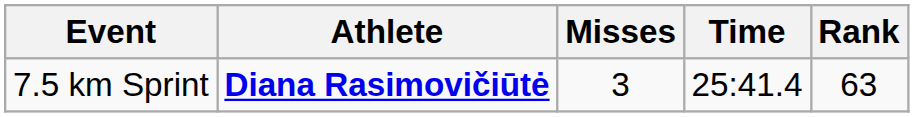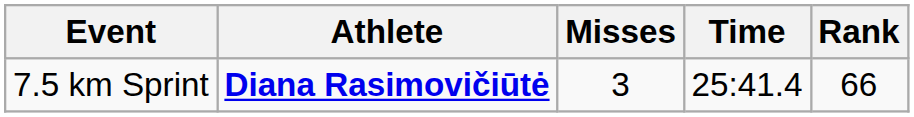(859, 84) 63 -> (859, 84) 66
